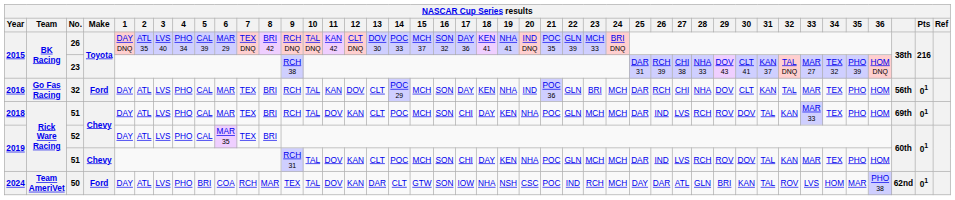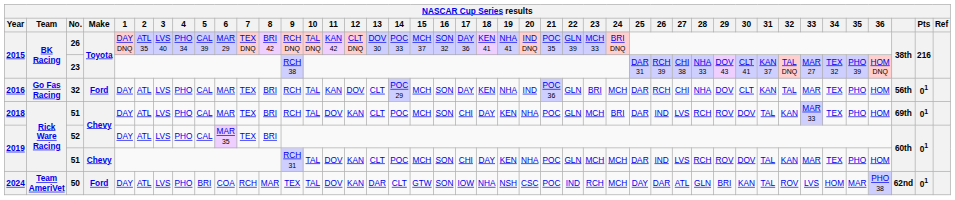(618, 113) MCH -> (618, 113) BRI
